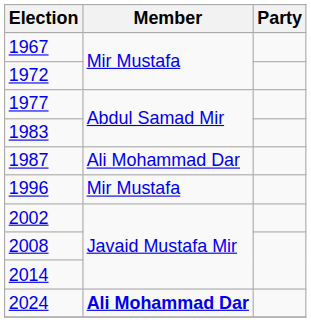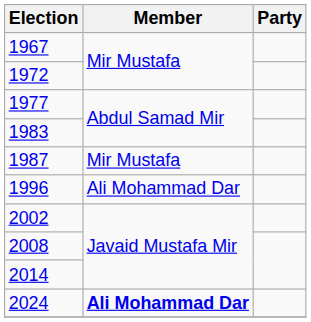(163, 160) Ali Mohammad Dar -> (133, 160) Mir Mustafa
(133, 189) Mir Mustafa -> (163, 189) Ali Mohammad Dar
